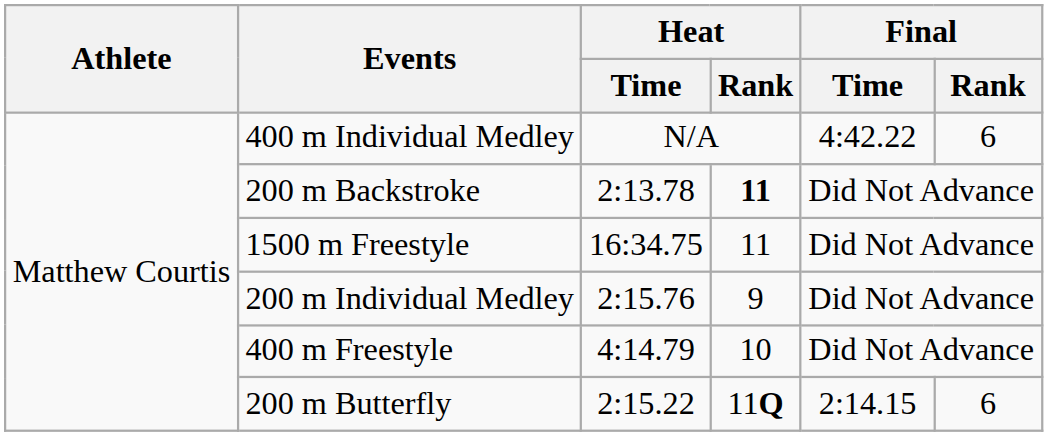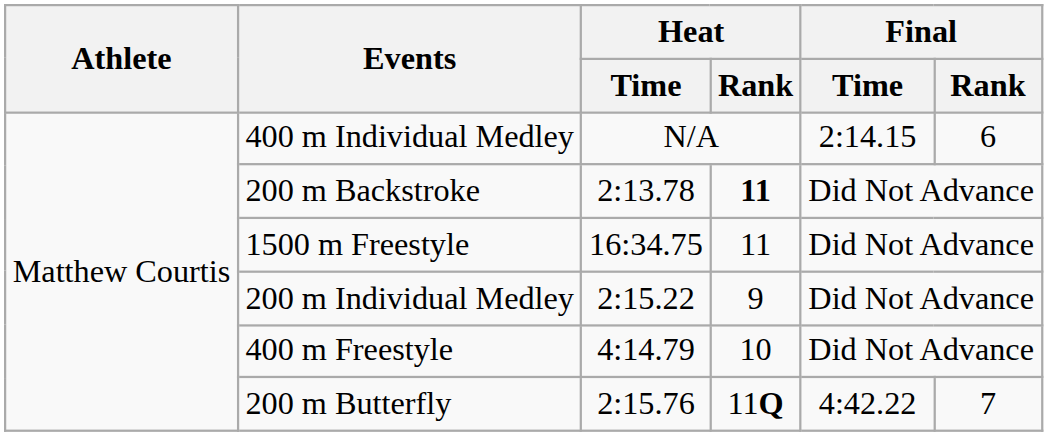(868, 137) 4:42.22 -> (868, 137) 2:14.15
(646, 297) 2:15.76 -> (646, 297) 2:15.22
(646, 403) 2:15.22 -> (646, 403) 2:15.76
(868, 403) 2:14.15 -> (868, 403) 4:42.22
(988, 403) 6 -> (988, 403) 7
